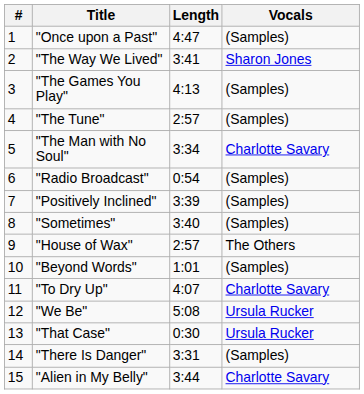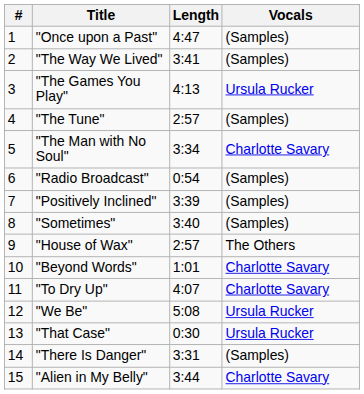(268, 59) Sharon Jones -> (257, 59) (Samples)
(257, 89) (Samples) -> (270, 89) Ursula Rucker
(257, 267) (Samples) -> (277, 267) Charlotte Savary
